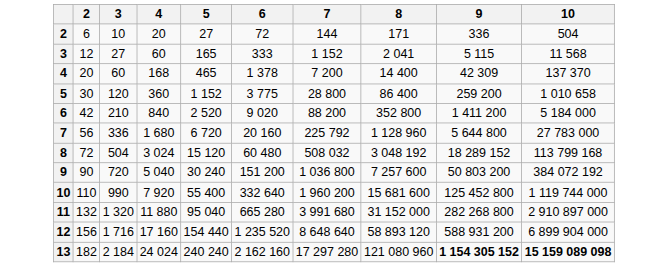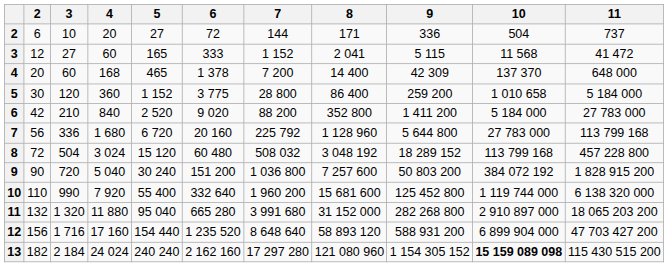+ column: (614, 14)
(479, 251) bold -> (430, 251) normal
